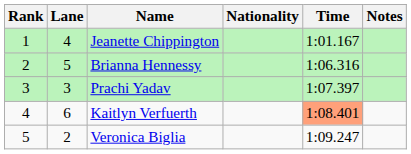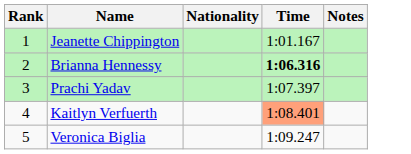- column: (67, 16)
(333, 64) normal -> (293, 64) bold
